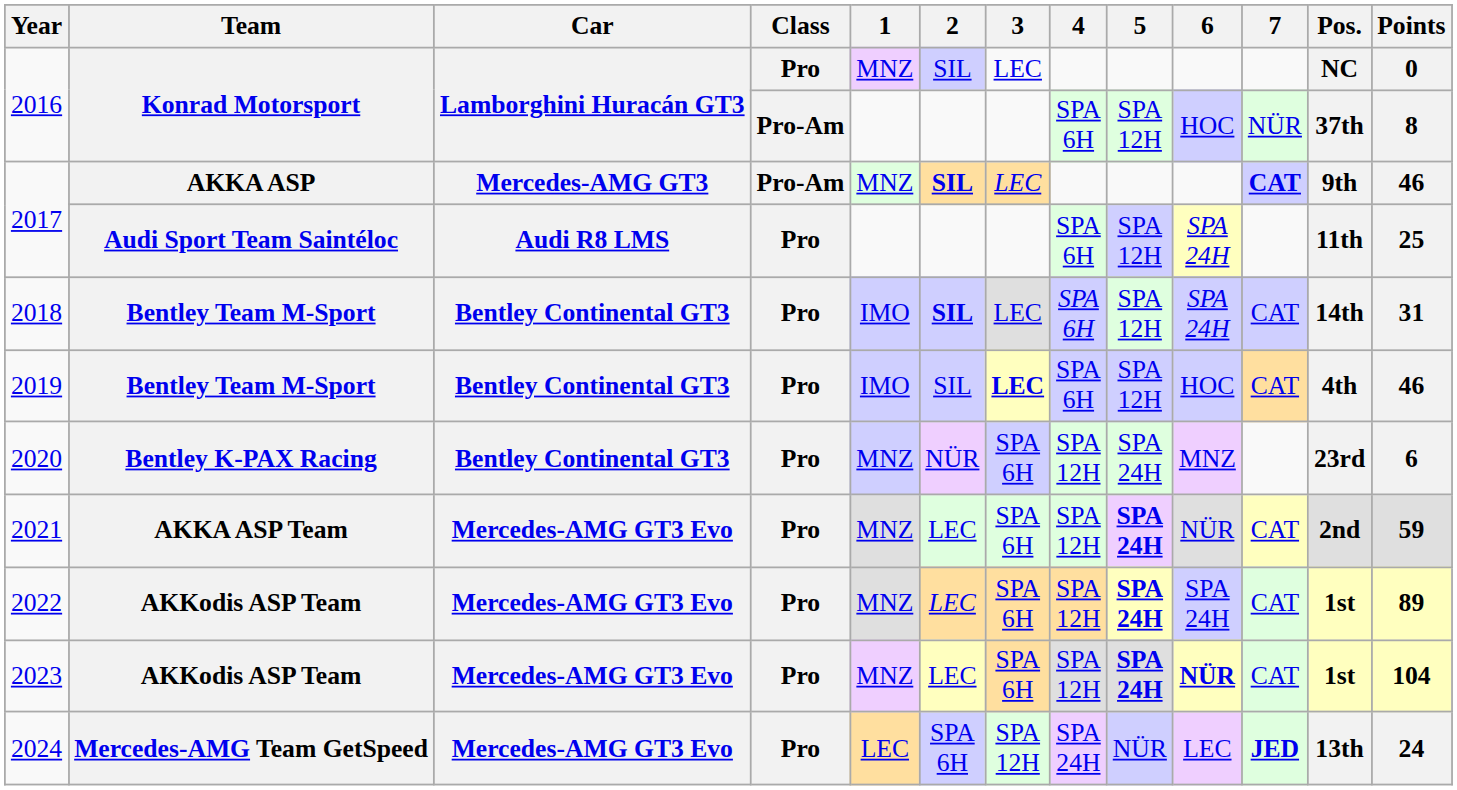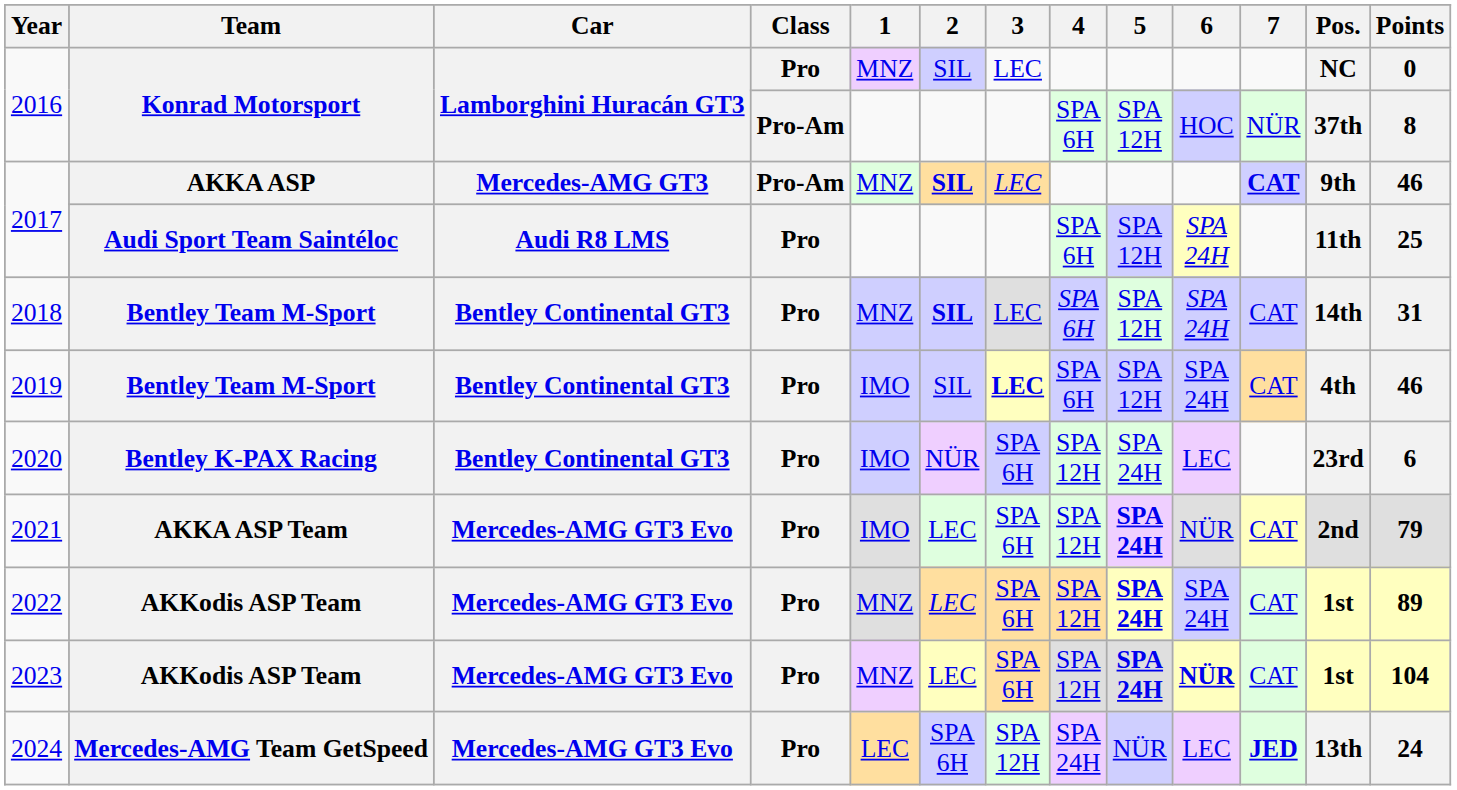(885, 313) IMO -> (885, 313) MNZ
(1207, 385) HOC -> (1207, 385) SPA 24H
(885, 458) MNZ -> (885, 458) IMO
(1207, 458) MNZ -> (1207, 458) LEC
(885, 530) MNZ -> (885, 530) IMO
(1411, 530) 59 -> (1410, 530) 79
